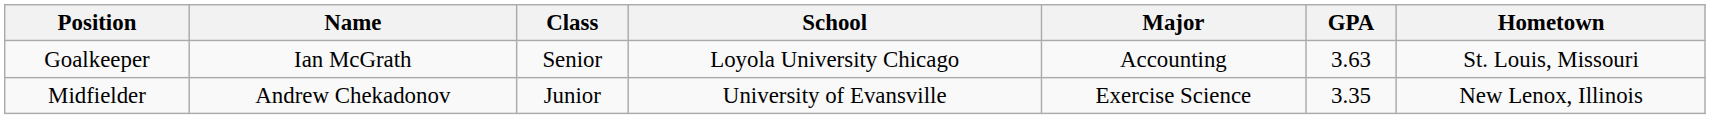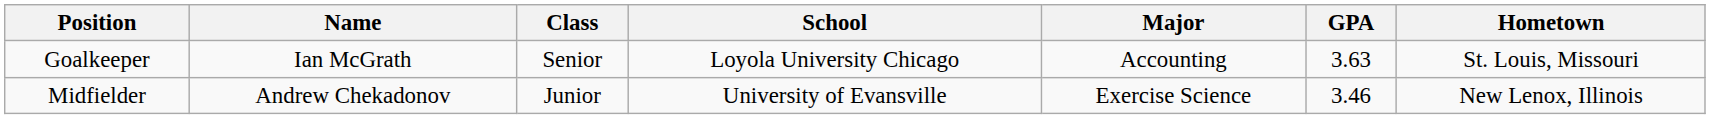(1351, 95) 3.35 -> (1351, 95) 3.46
